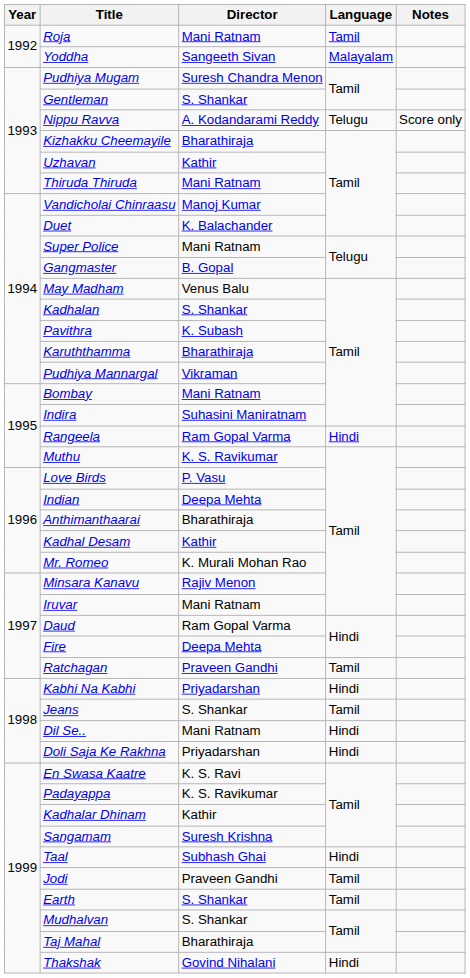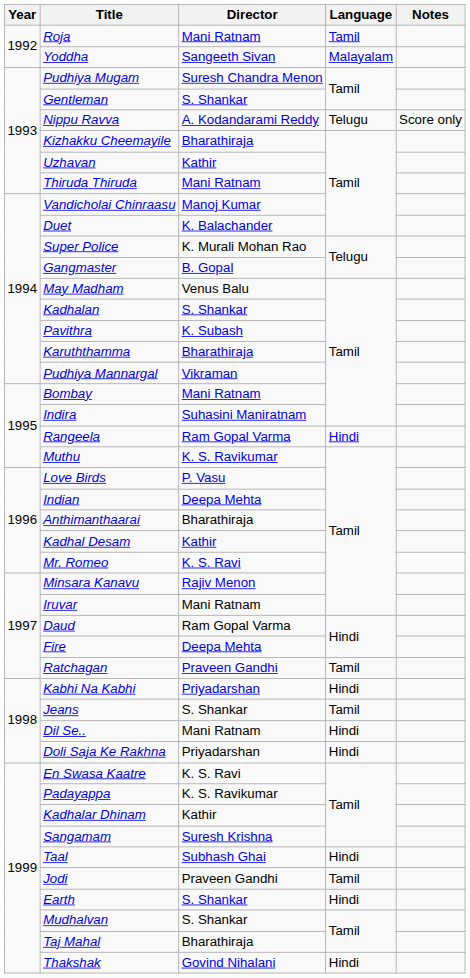(221, 246) Mani Ratnam -> (244, 246) K. Murali Mohan Rao
(244, 562) K. Murali Mohan Rao -> (211, 562) K. S. Ravi
(344, 899) Tamil -> (344, 899) Hindi
